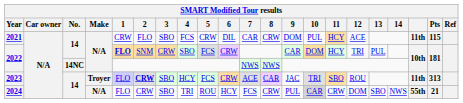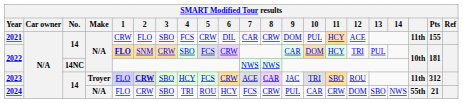(435, 38) 115 -> (435, 38) 155
(435, 78) 313 -> (435, 78) 312
(315, 92) lightgrey background -> (315, 92) no background
